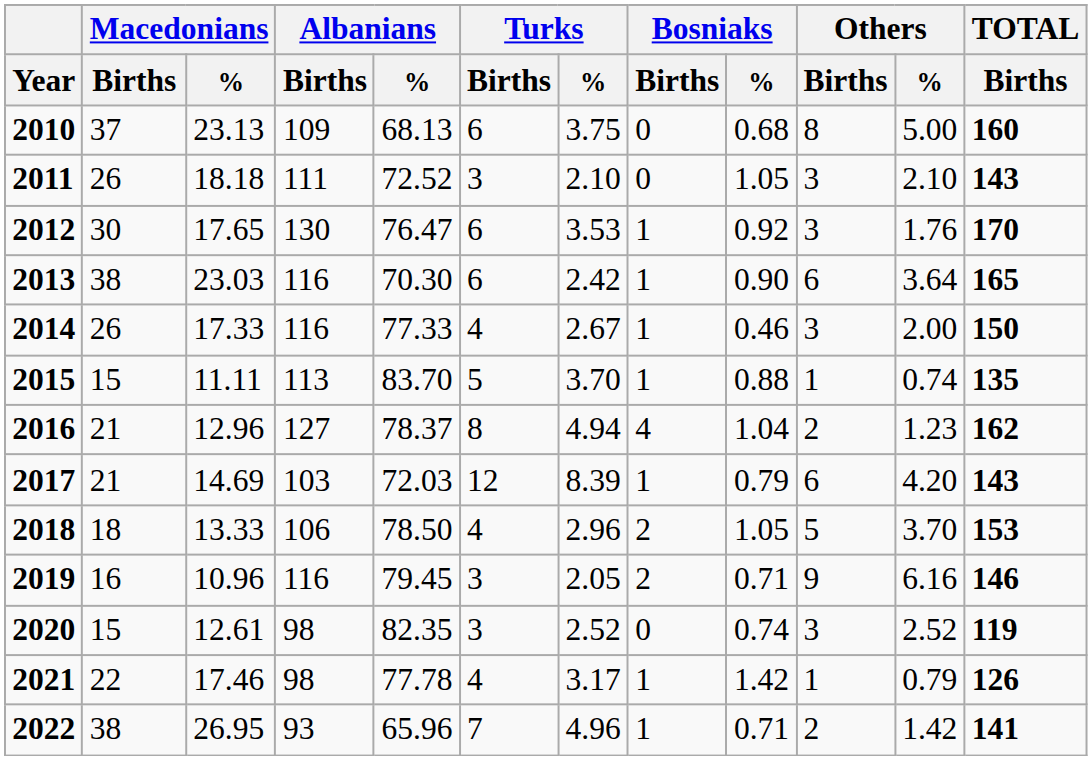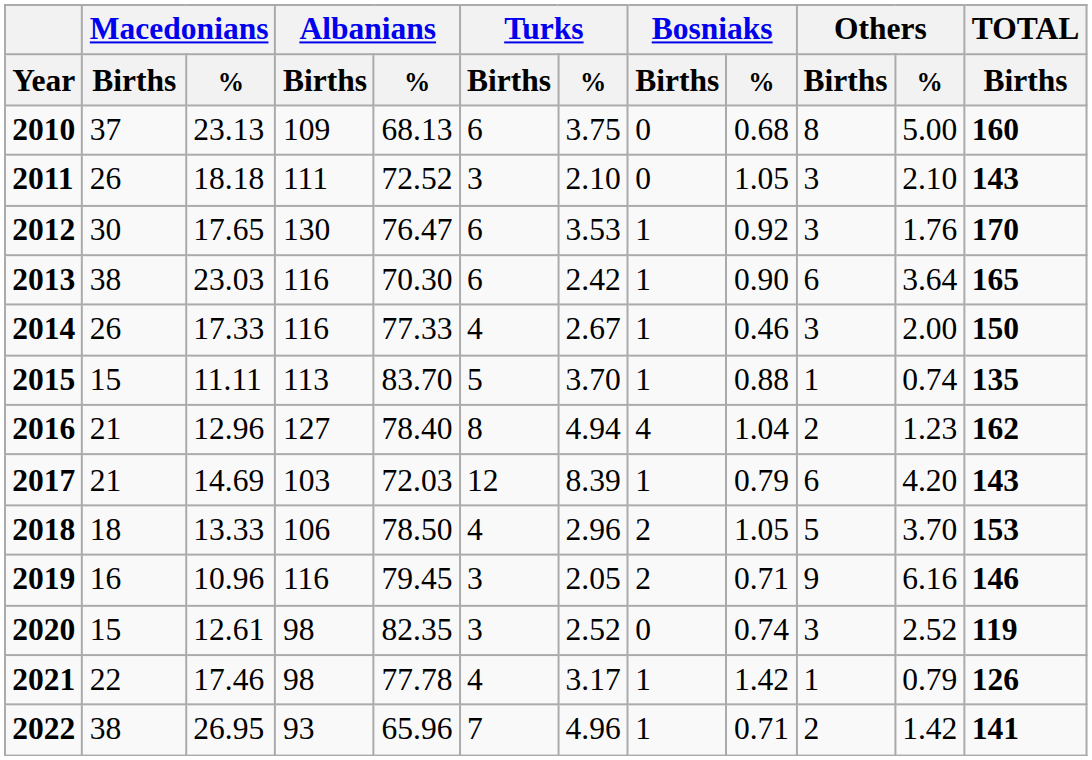(417, 429) 78.37 -> (417, 429) 78.40
